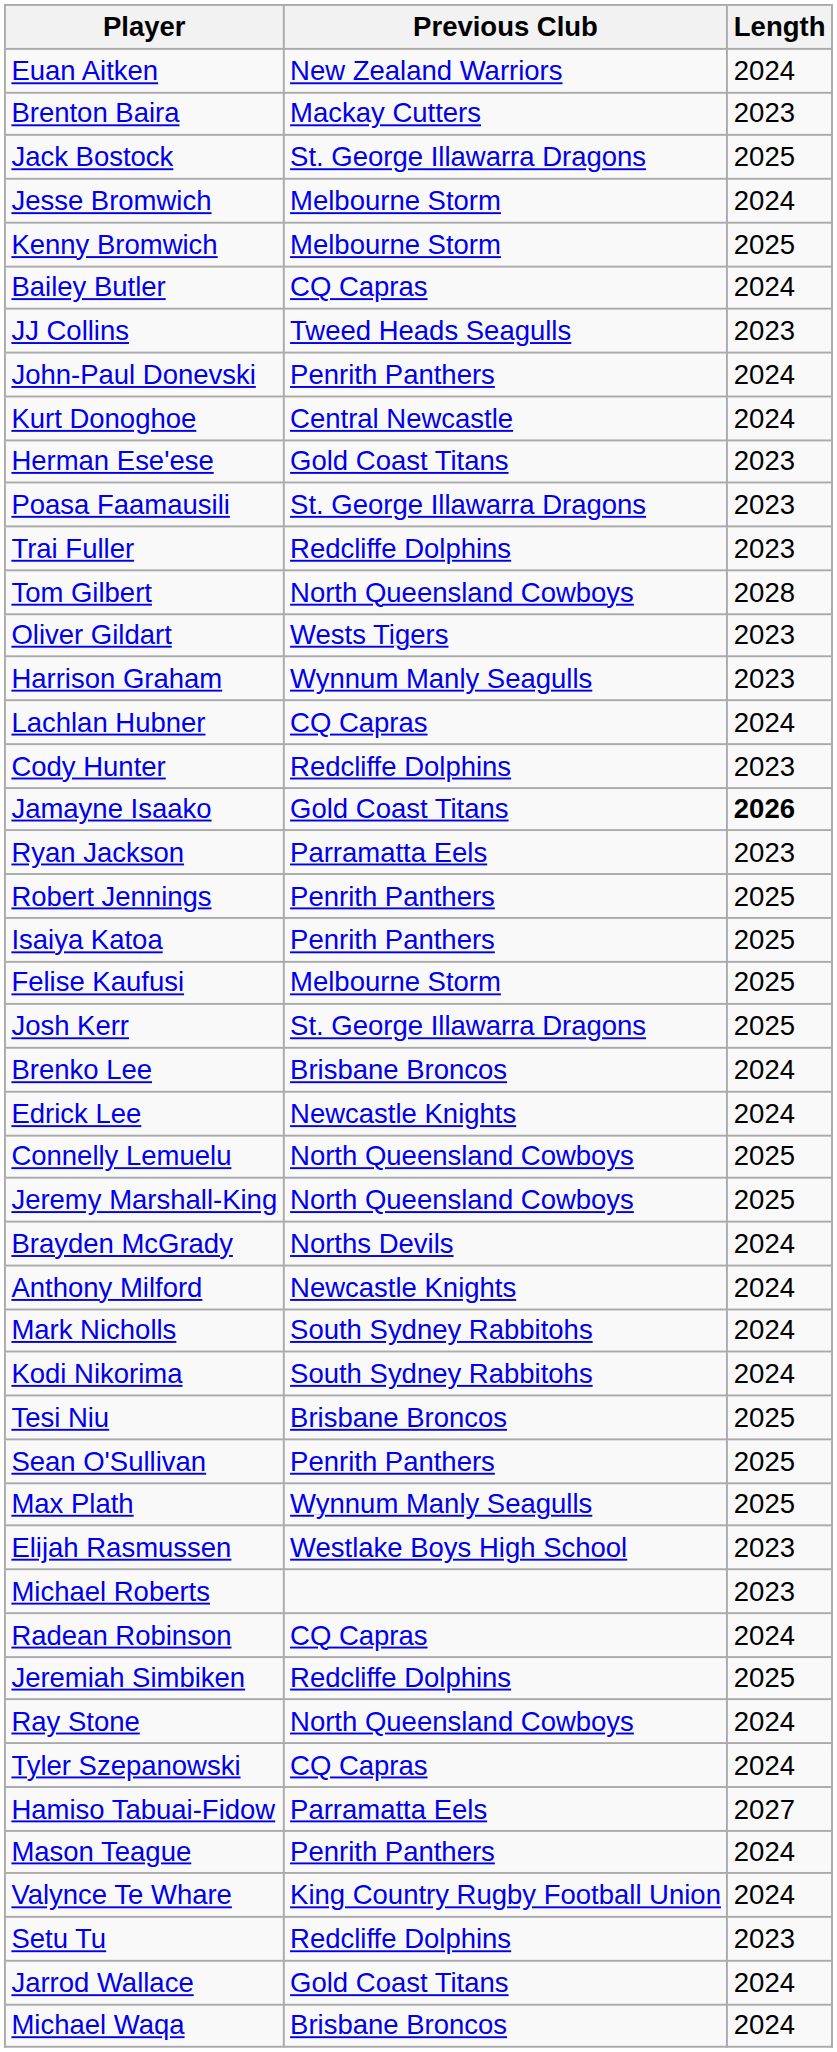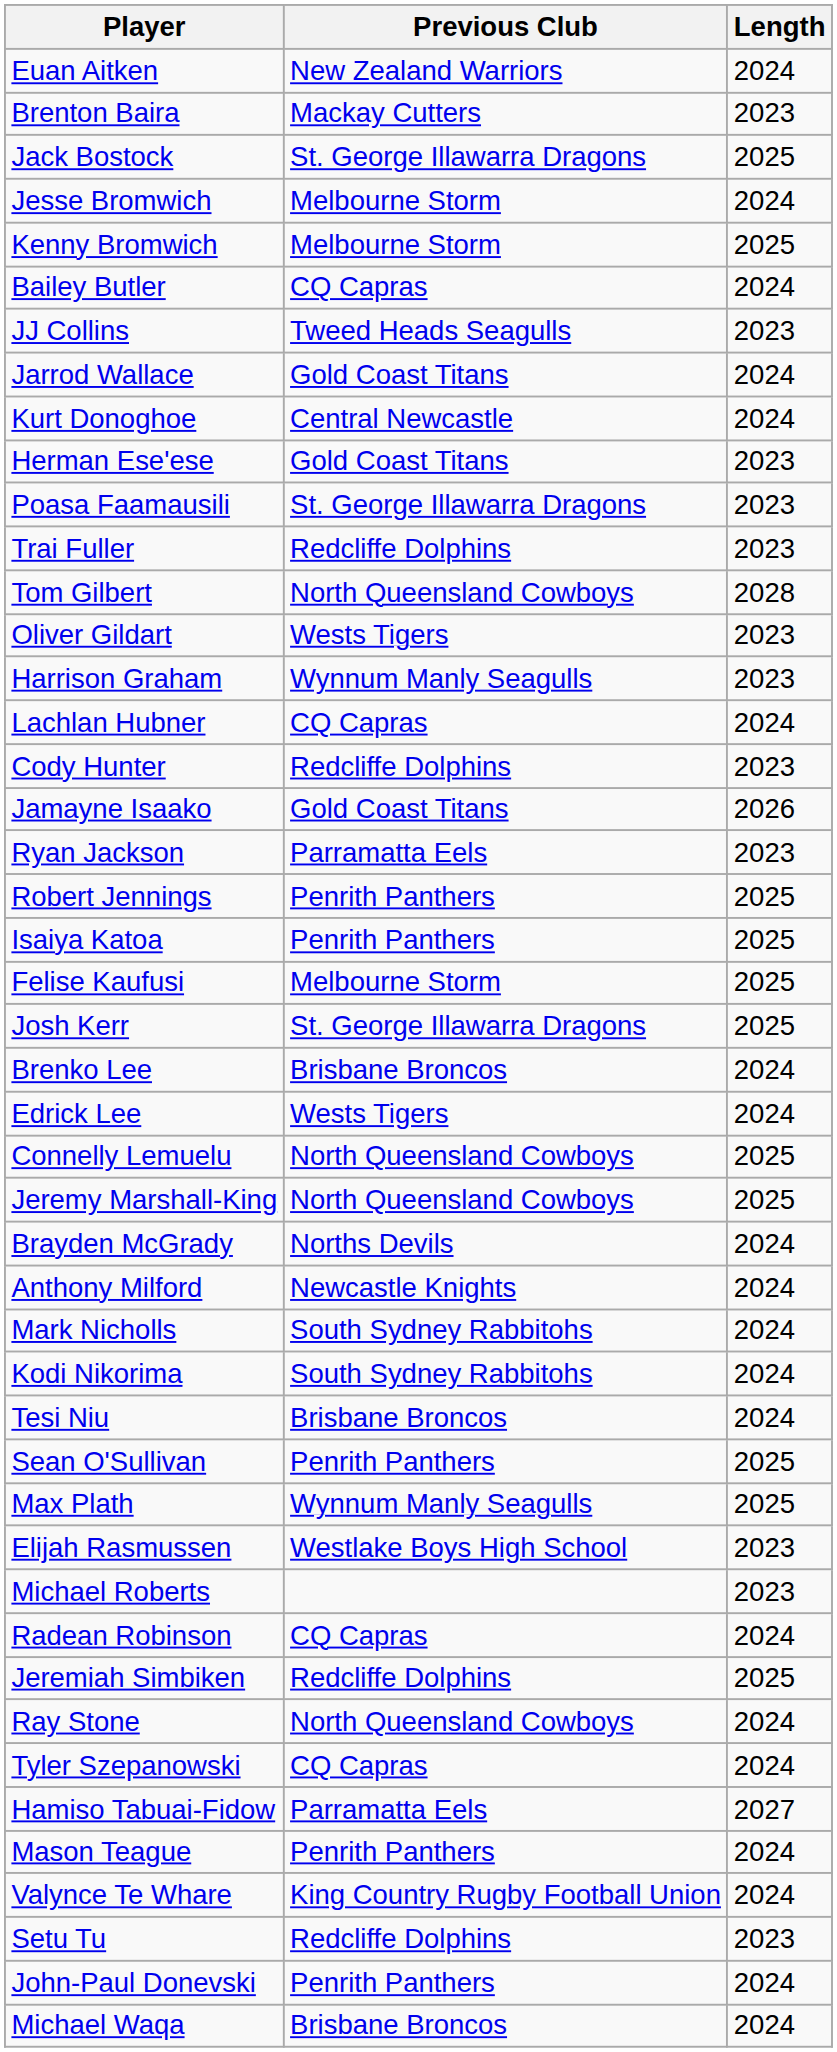rows swapped: (134, 375) <-> (103, 1982)
(764, 809) bold -> (764, 809) normal
(403, 1113) Newcastle Knights -> (369, 1113) Wests Tigers
(764, 1418) 2025 -> (764, 1418) 2024
